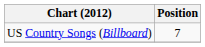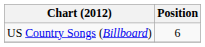(178, 32) 7 -> (178, 32) 6
